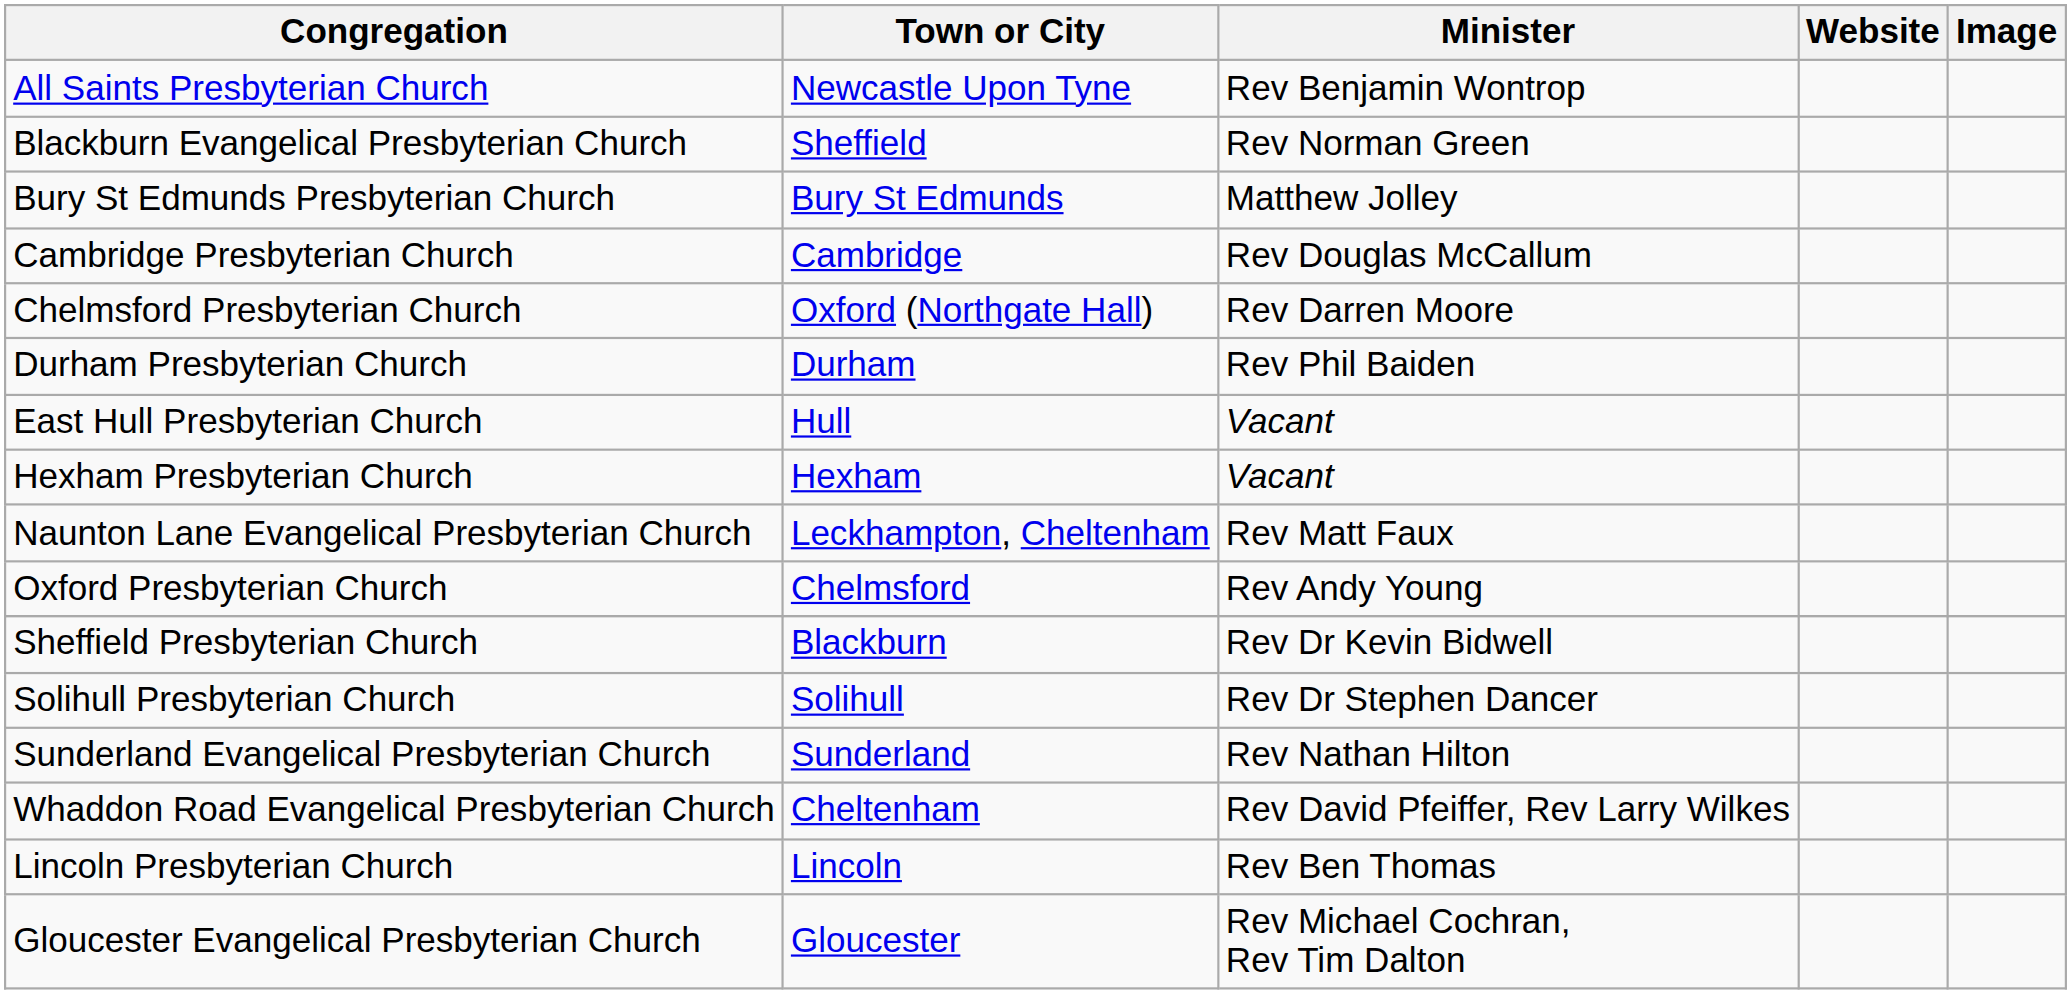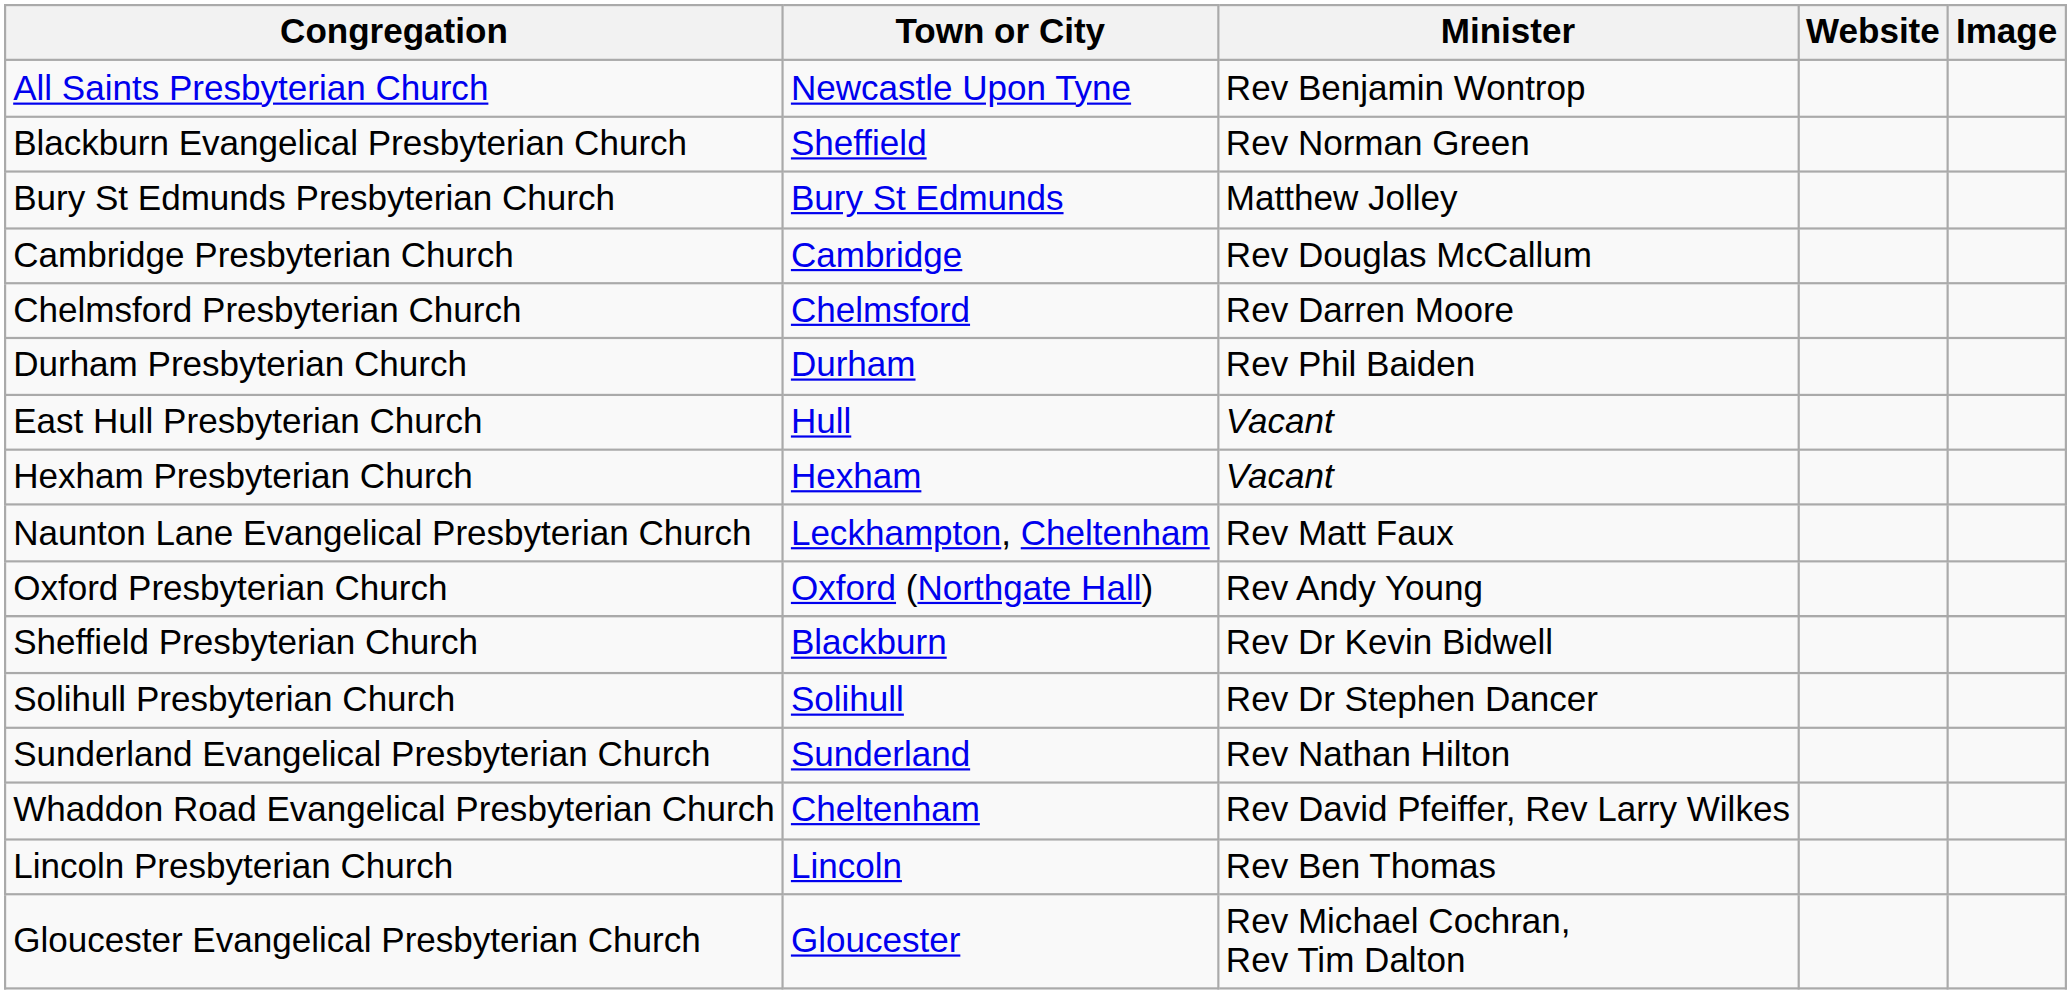(972, 310) Oxford (Northgate Hall) -> (880, 310) Chelmsford
(880, 587) Chelmsford -> (972, 587) Oxford (Northgate Hall)
